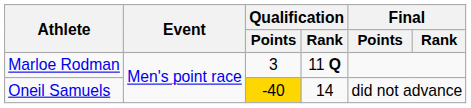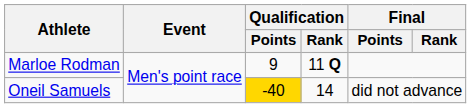(273, 66) 3 -> (273, 66) 9
